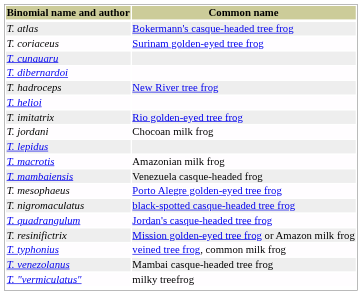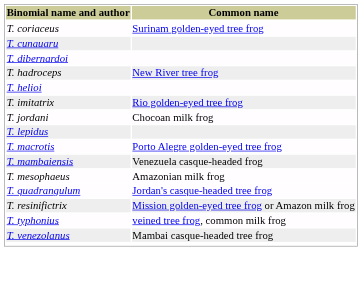- row: (22, 28)
(179, 161) Amazonian milk frog -> (207, 146) Porto Alegre golden-eyed tree frog
(207, 191) Porto Alegre golden-eyed tree frog -> (179, 176) Amazonian milk frog
- row: (45, 205)
- row: (44, 279)
